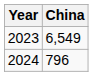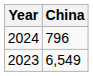rows swapped: (23, 37) <-> (23, 60)
